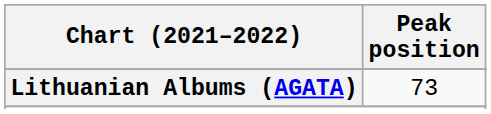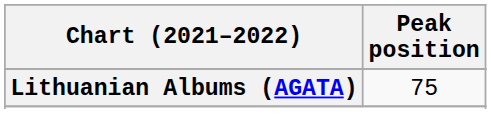(424, 88) 73 -> (424, 88) 75
